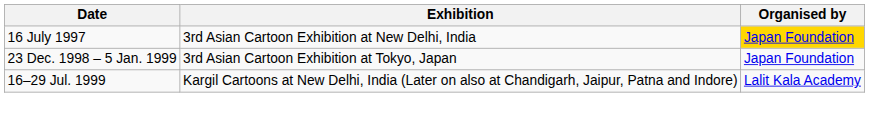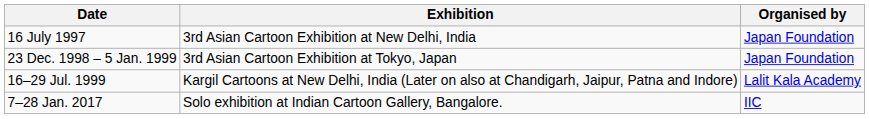(799, 37) gold background -> (799, 37) no background
+ row: (55, 102)
